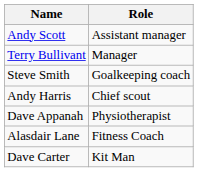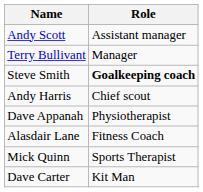(141, 75) normal -> (143, 75) bold
+ row: (38, 156)
